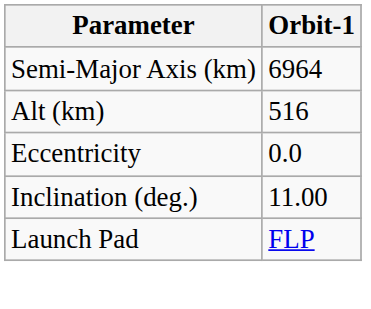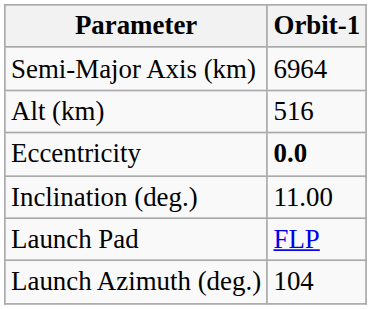(285, 153) normal -> (290, 153) bold
+ row: (136, 281)
